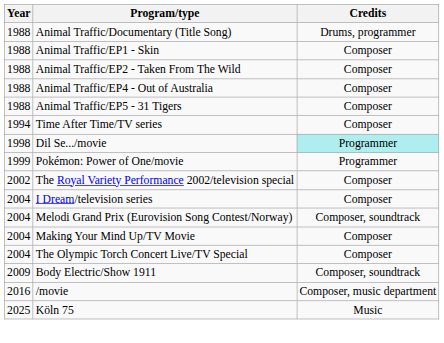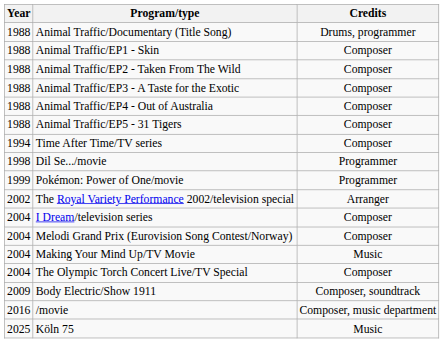+ row: (138, 87)
(368, 143) paleturquoise background -> (368, 161) no background
(368, 180) Composer -> (368, 198) Arranger
(368, 217) Composer, soundtrack -> (368, 236) Composer
(368, 236) Composer -> (368, 254) Music
